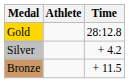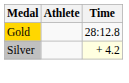(110, 50) no background -> (108, 50) lightyellow background
- row: (24, 68)
